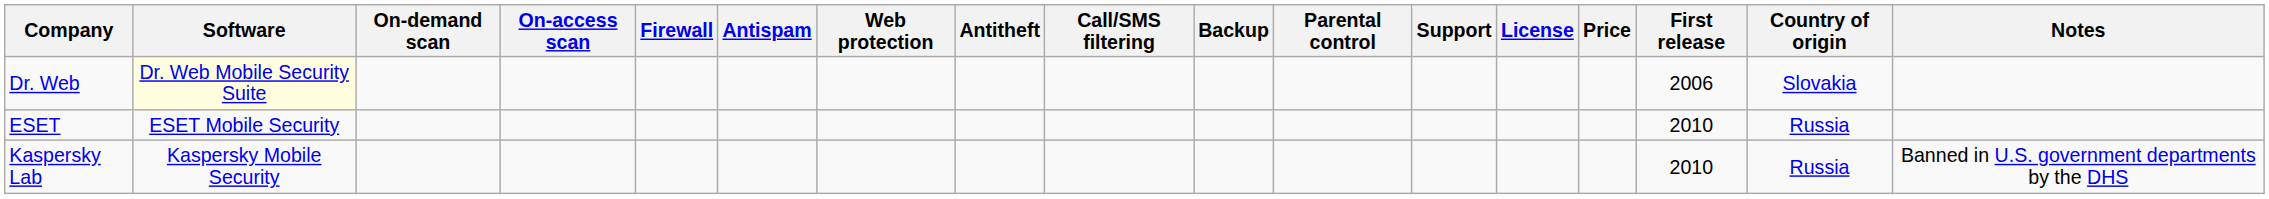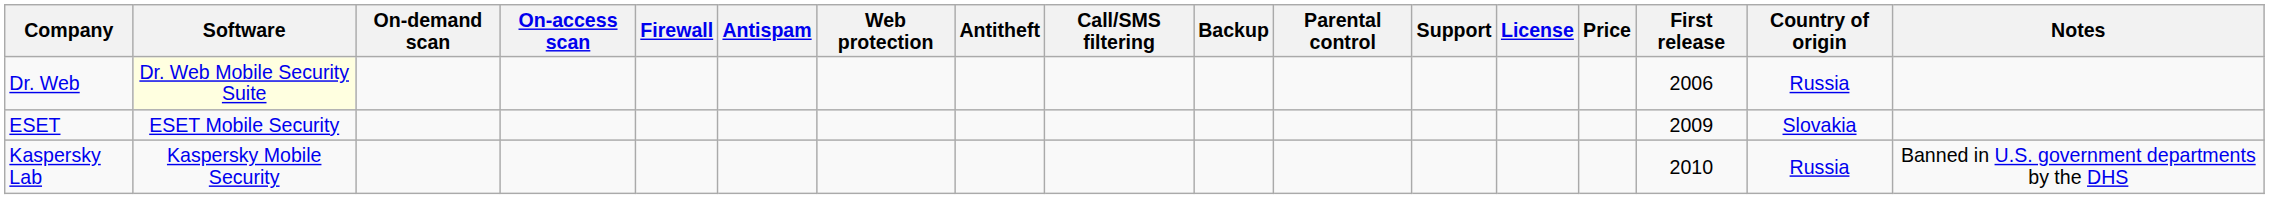(1820, 83) Slovakia -> (1820, 83) Russia
(1691, 125) 2010 -> (1691, 125) 2009
(1820, 125) Russia -> (1820, 125) Slovakia
